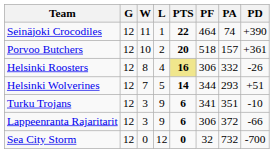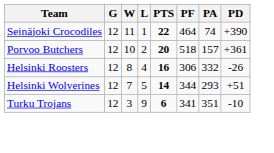(183, 67) khaki background -> (164, 67) no background
- row: (62, 121)
- row: (42, 139)
